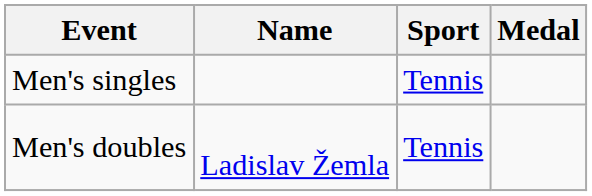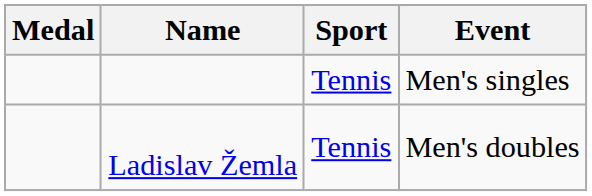columns swapped: (539, 29) <-> (99, 29)
